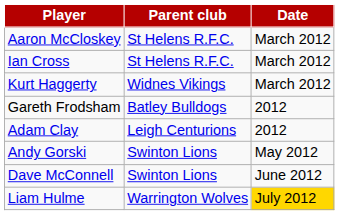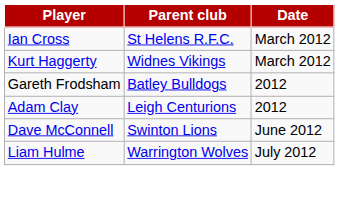- row: (64, 38)
- row: (47, 152)
(286, 198) gold background -> (286, 152) no background
